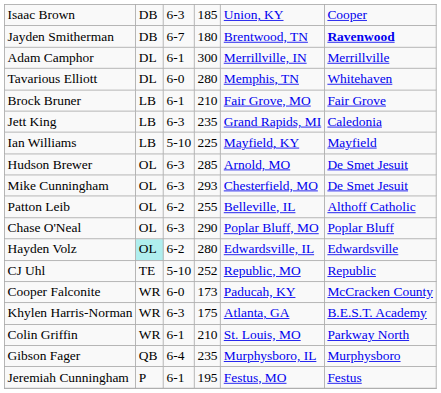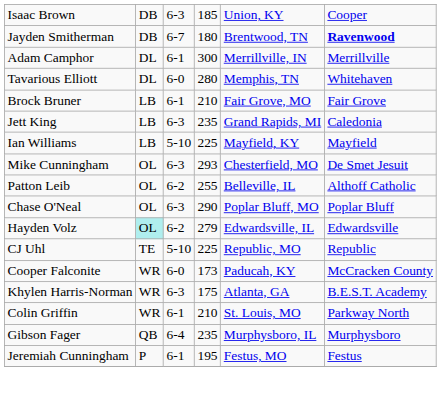- row: (50, 164)
(208, 249) 280 -> (208, 228) 279
(208, 270) 252 -> (208, 249) 225
